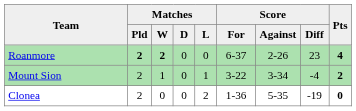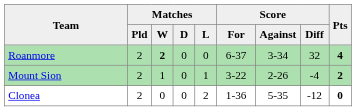(139, 55) bold -> (139, 55) normal
(278, 55) 2-26 -> (278, 55) 3-34
(315, 55) 23 -> (315, 55) 32
(278, 75) 3-34 -> (278, 75) 2-26
(314, 95) -19 -> (314, 95) -12
